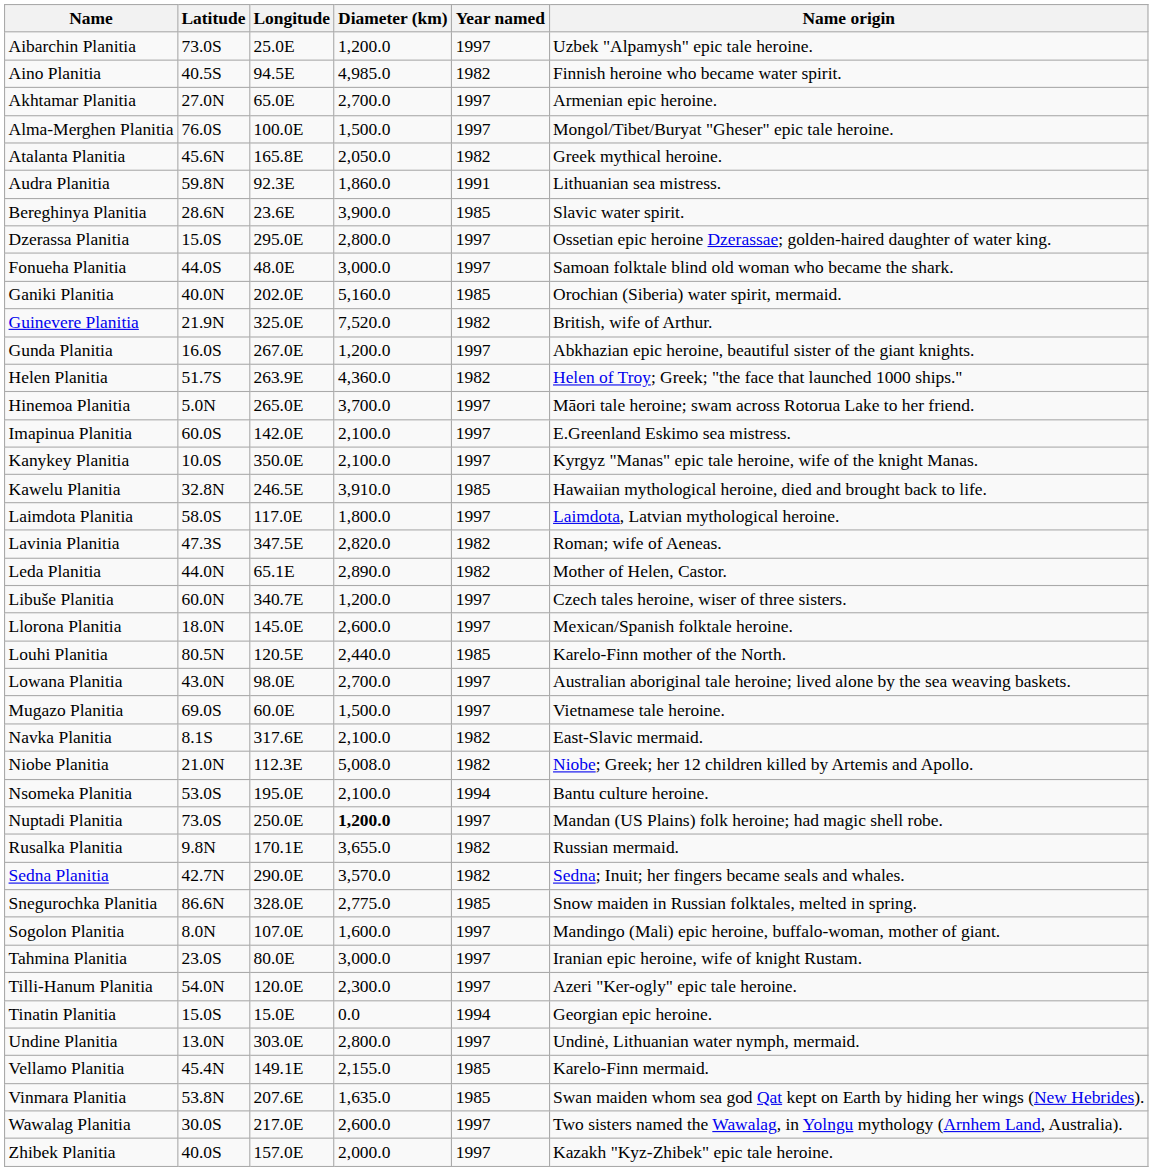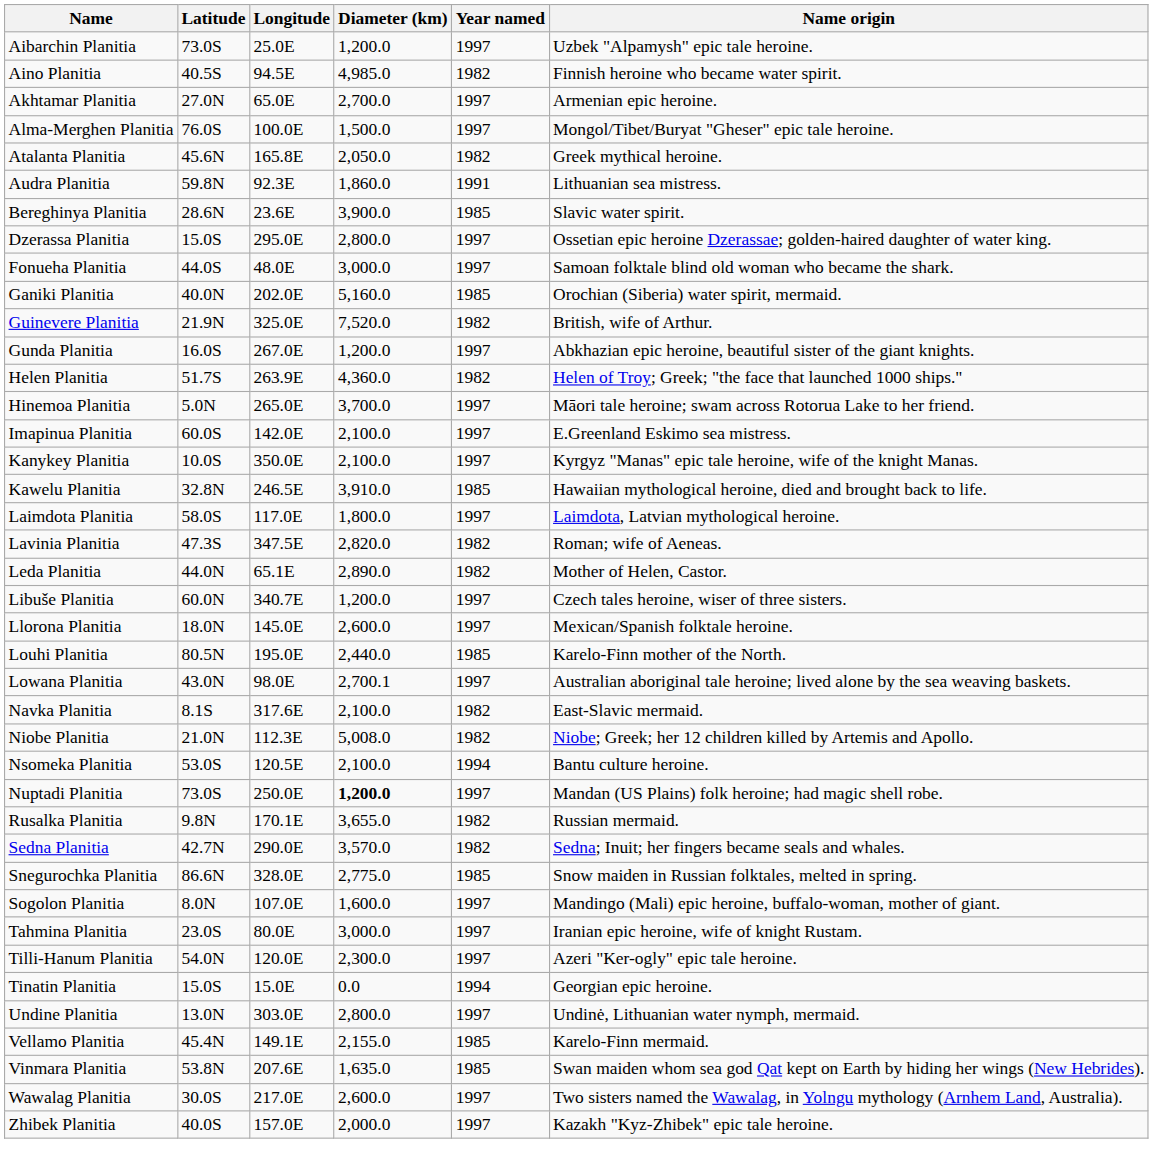(278, 654) 120.5E -> (278, 654) 195.0E
(364, 682) 2,700.0 -> (364, 682) 2,700.1
- row: (66, 709)
(278, 792) 195.0E -> (278, 765) 120.5E
